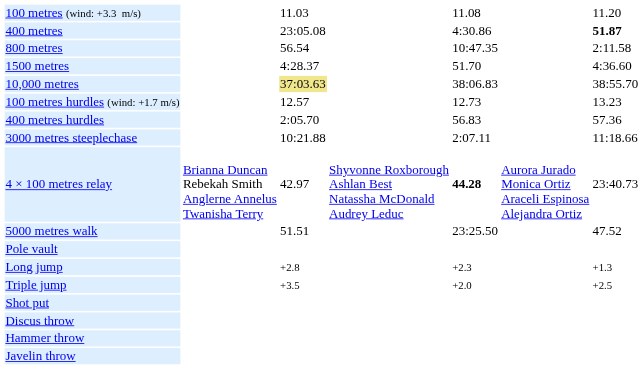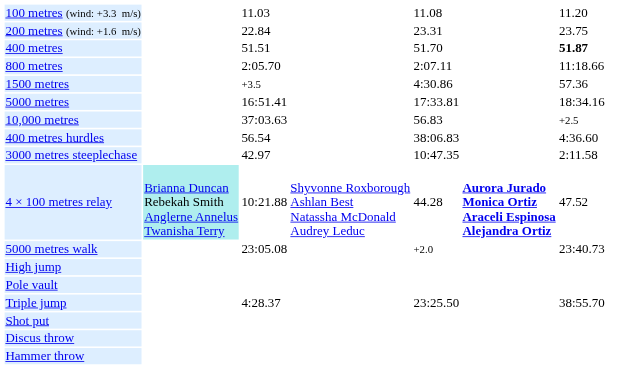+ row: (73, 30)
(303, 30) 23:05.08 -> (256, 48) 51.51
(472, 30) 4:30.86 -> (428, 48) 51.70
(295, 48) 56.54 -> (261, 66) 2:05.70
(475, 48) 10:47.35 -> (433, 66) 2:07.11
(612, 48) 2:11.58 -> (582, 66) 11:18.66
(300, 66) 4:28.37 -> (251, 84) +3.5
(467, 66) 51.70 -> (433, 84) 4:30.86
(612, 66) 4:36.60 -> (574, 84) 57.36
+ row: (37, 101)
(303, 84) khaki background -> (264, 119) no background
(475, 84) 38:06.83 -> (428, 119) 56.83
(615, 84) 38:55.70 -> (569, 120) +2.5
- row: (93, 101)
(300, 119) 2:05.70 -> (256, 137) 56.54
(467, 119) 56.83 -> (436, 137) 38:06.83
(607, 119) 57.36 -> (579, 137) 4:36.60
(303, 137) 10:21.88 -> (256, 155) 42.97
(472, 137) 2:07.11 -> (436, 155) 10:47.35
(615, 137) 11:18.66 -> (578, 155) 2:11.58
(230, 191) no background -> (191, 209) paleturquoise background
(295, 184) 42.97 -> (264, 202) 10:21.88
(467, 184) bold -> (428, 202) normal
(545, 191) normal -> (509, 209) bold
(615, 184) 23:40.73 -> (574, 202) 47.52
(295, 231) 51.51 -> (264, 249) 23:05.08
(475, 231) 23:25.50 -> (423, 250) +2.0
(607, 231) 47.52 -> (582, 249) 23:40.73
+ row: (33, 267)
- row: (34, 267)
(290, 285) +3.5 -> (261, 302) 4:28.37
(462, 285) +2.0 -> (436, 302) 23:25.50
(602, 285) +2.5 -> (582, 302) 38:55.70
- row: (41, 356)
